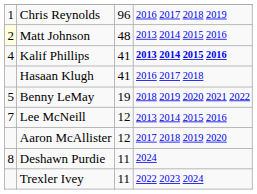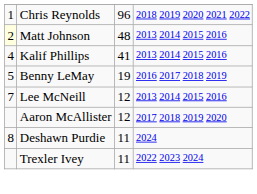(181, 14) 2016 2017 2018 2019 -> (193, 14) 2018 2019 2020 2021 2022
(181, 55) bold -> (181, 55) normal
- row: (57, 76)
(193, 96) 2018 2019 2020 2021 2022 -> (181, 76) 2016 2017 2018 2019
